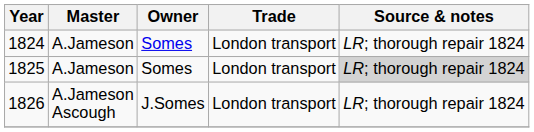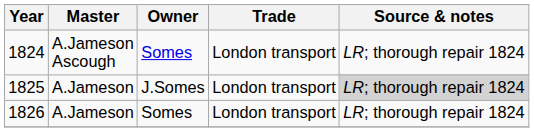(93, 43) A.Jameson -> (93, 52) A.Jameson Ascough
(167, 69) Somes -> (173, 87) J.Somes
(93, 104) A.Jameson Ascough -> (93, 113) A.Jameson
(173, 104) J.Somes -> (167, 113) Somes
